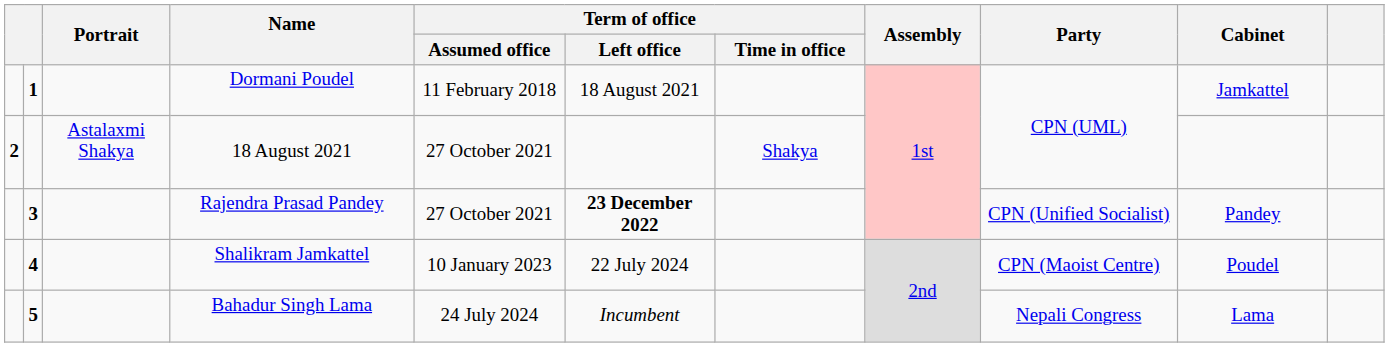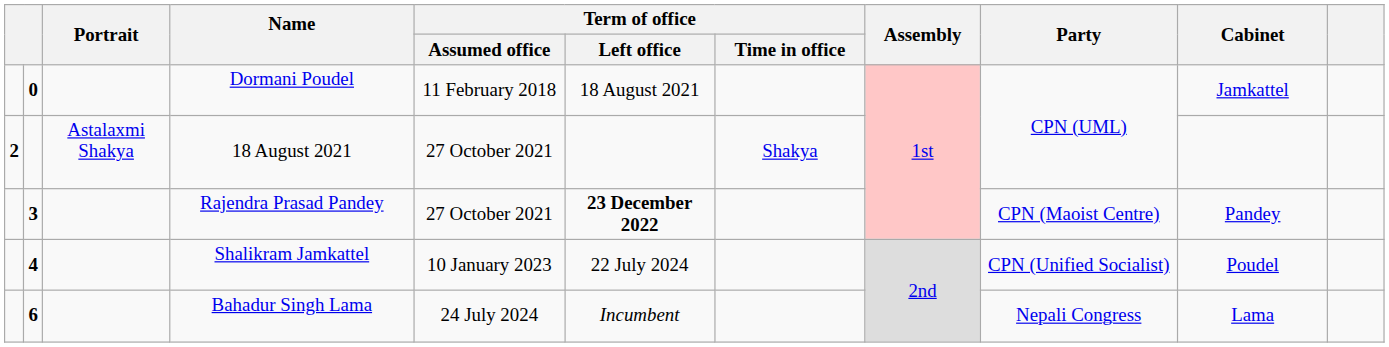(33, 89) 1 -> (33, 89) 0
(1079, 213) CPN (Unified Socialist) -> (1079, 213) CPN (Maoist Centre)
(1079, 264) CPN (Maoist Centre) -> (1079, 264) CPN (Unified Socialist)
(33, 315) 5 -> (33, 315) 6
